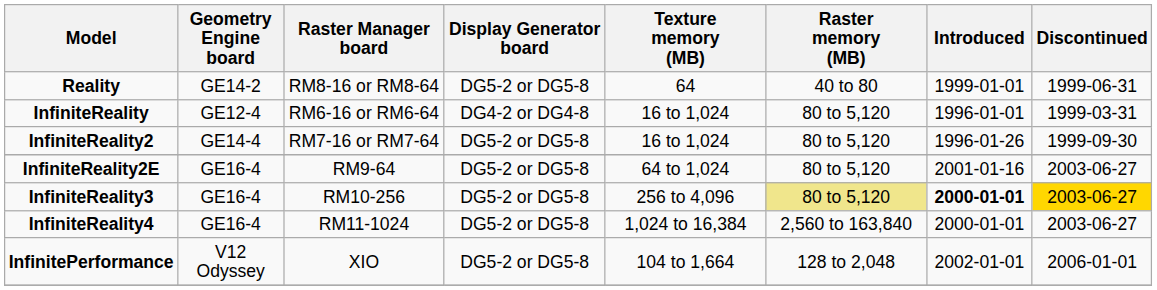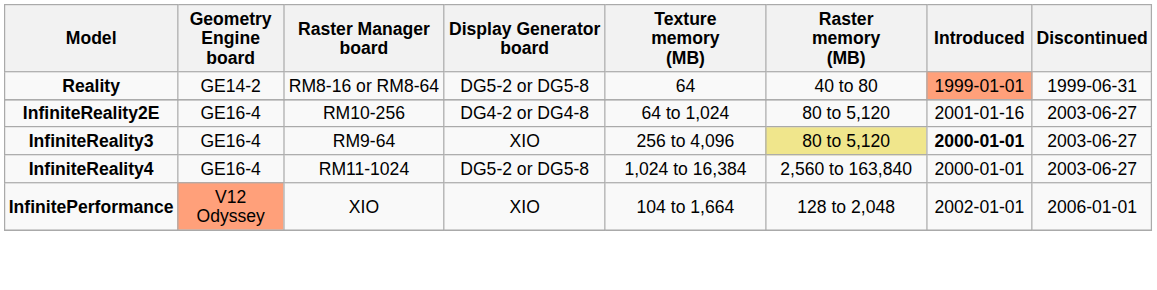(979, 86) no background -> (979, 86) lightsalmon background
- row: (91, 113)
- row: (91, 141)
(364, 169) RM9-64 -> (364, 113) RM10-256
(525, 169) DG5-2 or DG5-8 -> (525, 113) DG4-2 or DG4-8
(364, 197) RM10-256 -> (364, 141) RM9-64
(525, 197) DG5-2 or DG5-8 -> (525, 141) XIO
(1092, 197) gold background -> (1092, 141) no background
(231, 262) no background -> (231, 206) lightsalmon background
(525, 262) DG5-2 or DG5-8 -> (525, 206) XIO
